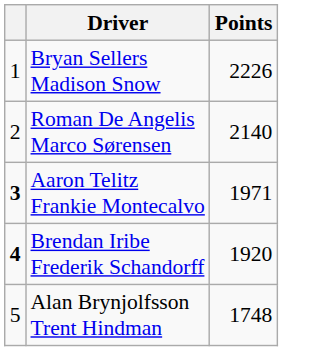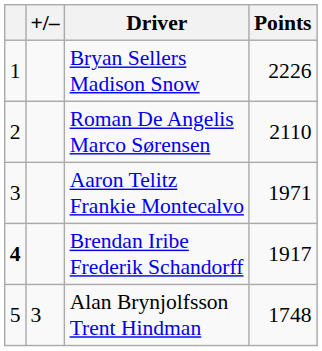+ column: (45, 22)
(251, 131) 2140 -> (290, 131) 2110
(15, 193) bold -> (15, 193) normal
(251, 254) 1920 -> (290, 254) 1917
